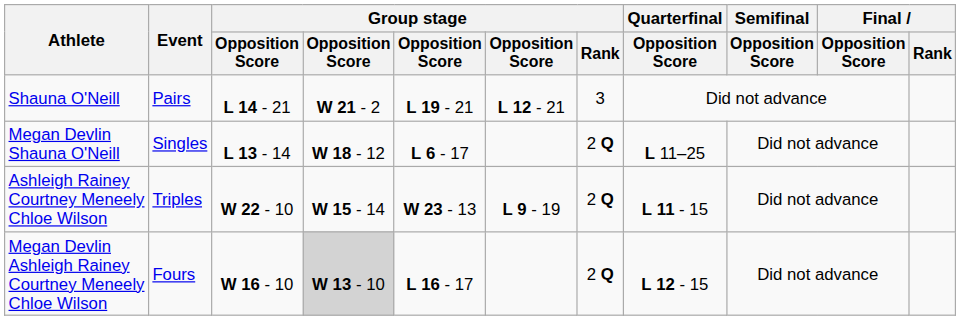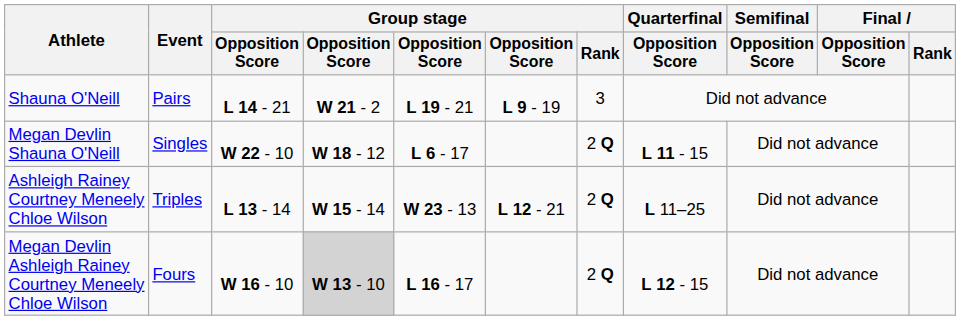(531, 107) L 12 - 21 -> (531, 107) L 9 - 19
(257, 153) L 13 - 14 -> (257, 153) W 22 - 10
(675, 153) L 11–25 -> (675, 153) L 11 - 15
(257, 209) W 22 - 10 -> (257, 209) L 13 - 14
(531, 209) L 9 - 19 -> (531, 209) L 12 - 21
(675, 209) L 11 - 15 -> (675, 209) L 11–25
